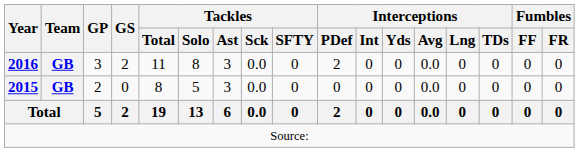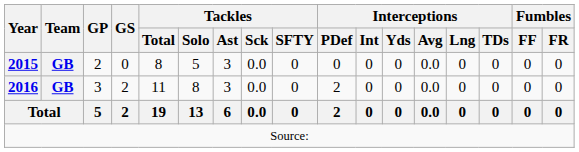rows swapped: (23, 87) <-> (23, 64)
